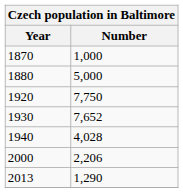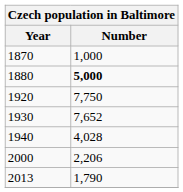(88, 76) normal -> (88, 76) bold
(88, 177) 1,290 -> (88, 177) 1,790
